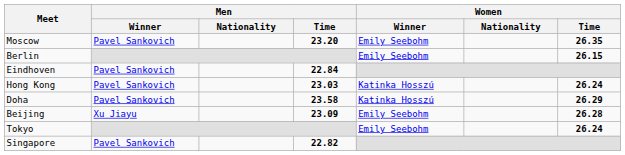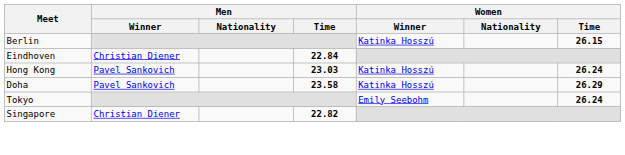- row: (23, 41)
(393, 56) Emily Seebohm -> (396, 41) Katinka Hosszú
(134, 70) Pavel Sankovich -> (137, 56) Christian Diener
- row: (25, 114)
(134, 143) Pavel Sankovich -> (137, 114) Christian Diener
